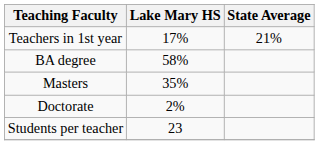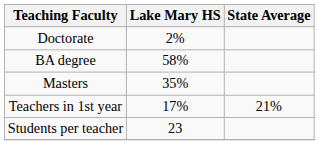rows swapped: (65, 38) <-> (65, 106)
